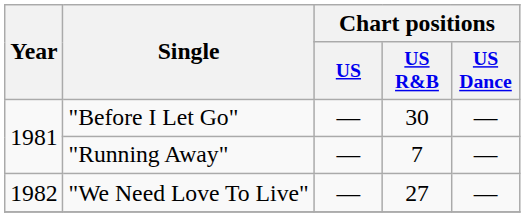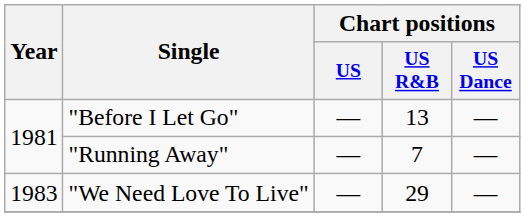(417, 117) 30 -> (417, 117) 13
(34, 192) 1982 -> (34, 192) 1983
(417, 192) 27 -> (417, 192) 29
